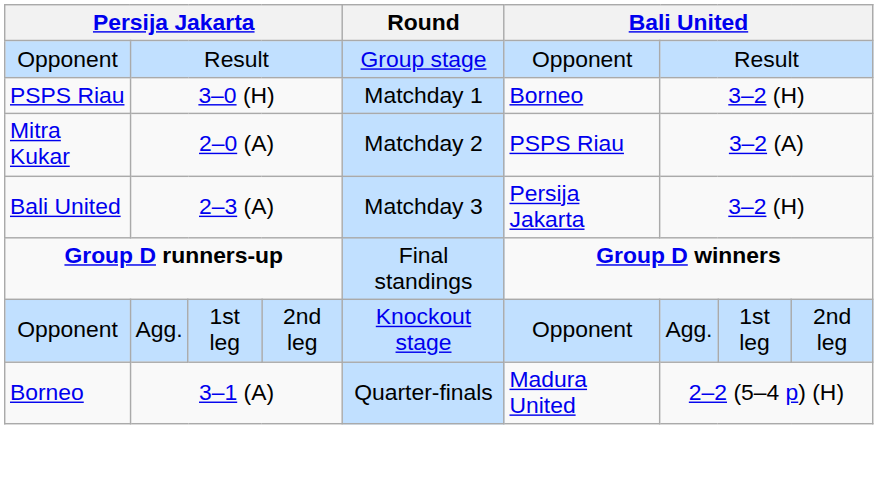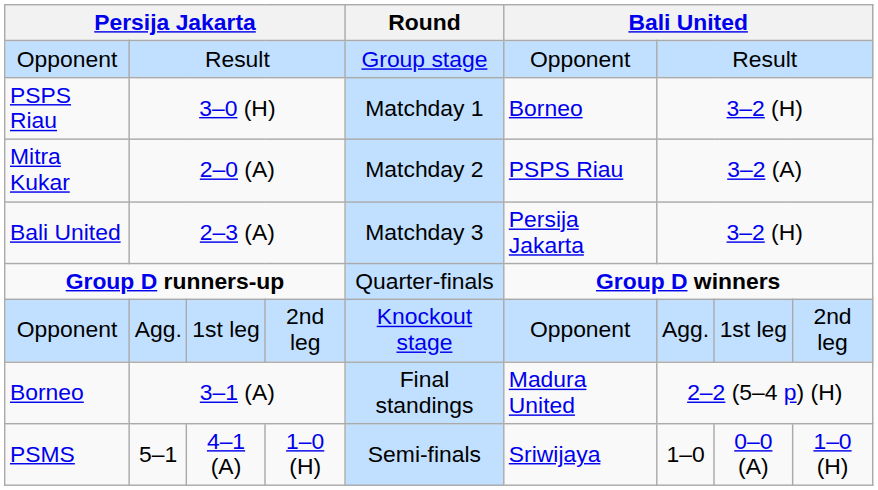(424, 268) Final standings -> (424, 281) Quarter-finals
(424, 392) Quarter-finals -> (424, 392) Final standings
+ row: (158, 454)
